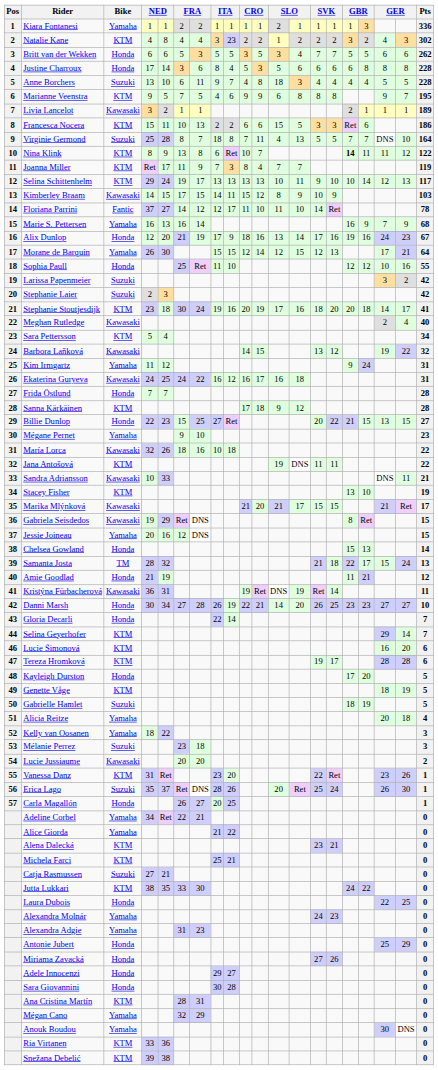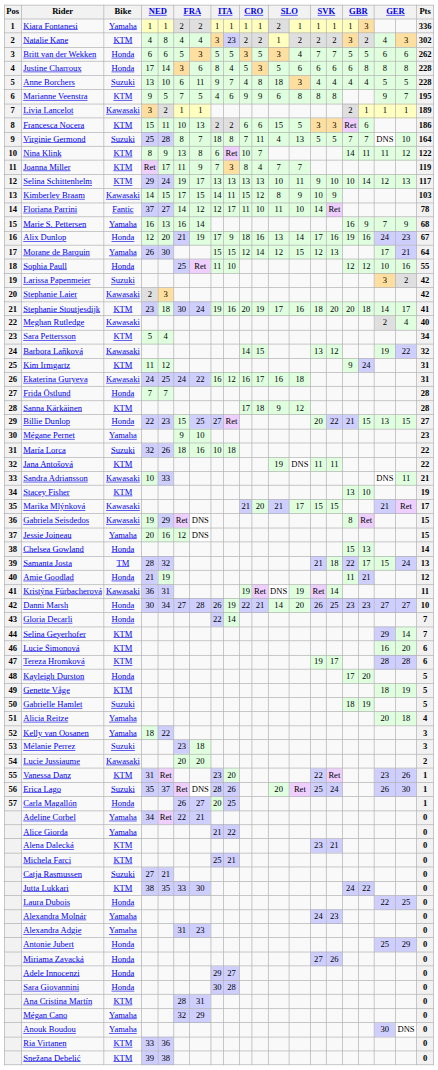(350, 153) bold -> (350, 153) normal
(123, 294) Suzuki -> (123, 294) Kawasaki
(123, 365) Yamaha -> (123, 365) KTM
(123, 450) Kawasaki -> (123, 450) Suzuki
